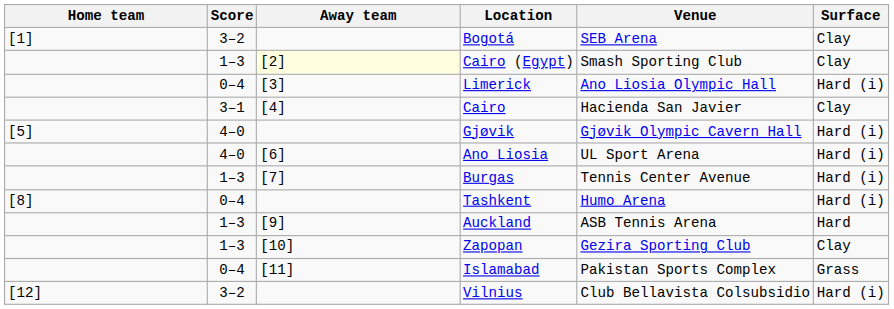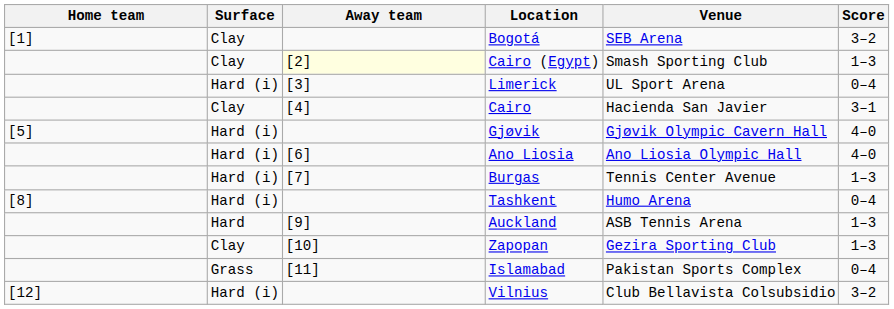columns swapped: (232, 16) <-> (851, 16)
(678, 85) Ano Liosia Olympic Hall -> (665, 85) UL Sport Arena
(640, 155) UL Sport Arena -> (704, 155) Ano Liosia Olympic Hall
